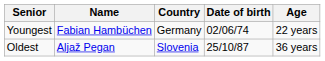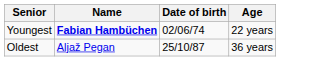- column: (179, 13)
(104, 30) normal -> (107, 30) bold
